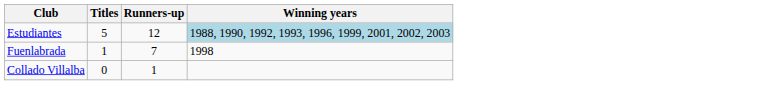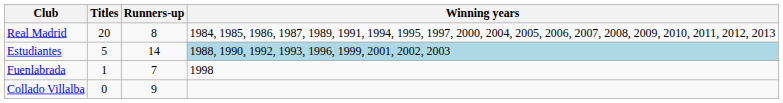+ row: (37, 32)
(154, 32) 12 -> (154, 51) 14
(154, 70) 1 -> (154, 88) 9
